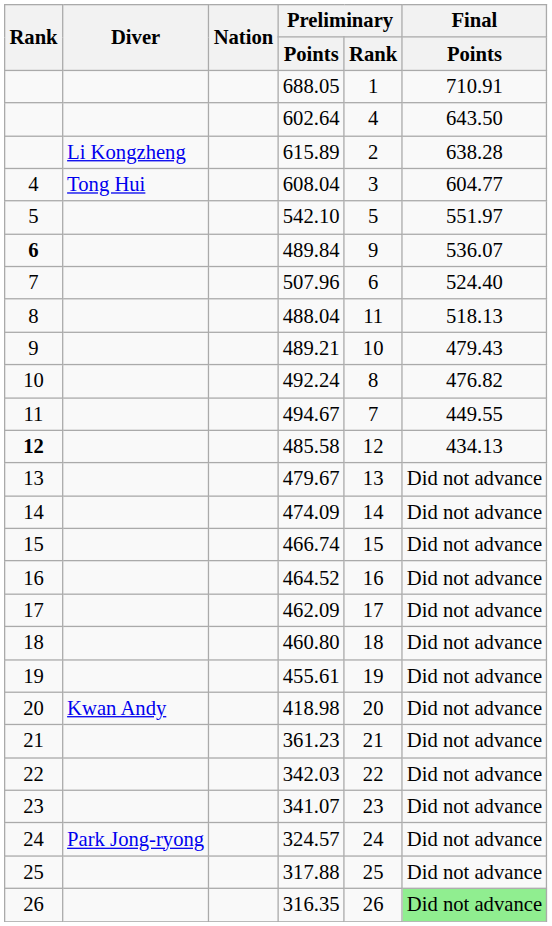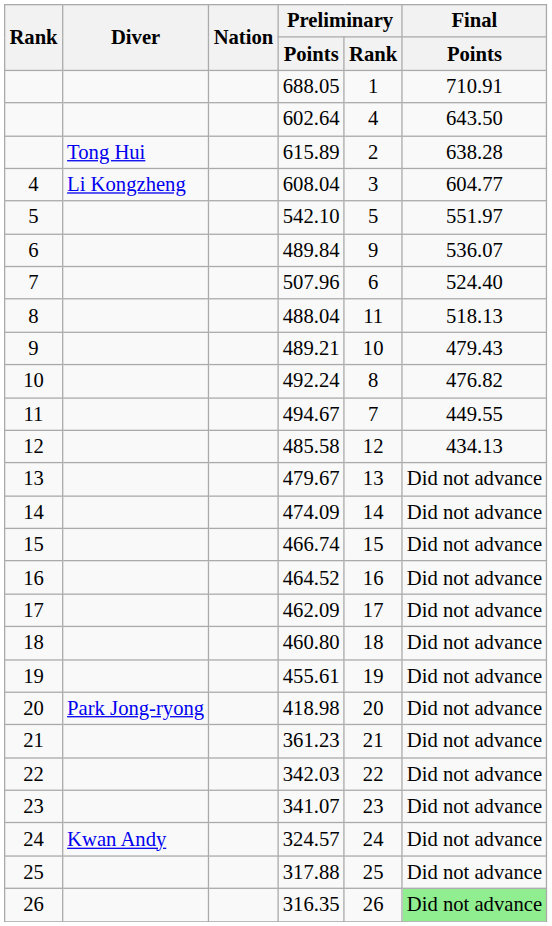(126, 151) Li Kongzheng -> (106, 151) Tong Hui
(106, 184) Tong Hui -> (126, 184) Li Kongzheng
(33, 250) bold -> (33, 250) normal
(33, 446) bold -> (33, 446) normal
(117, 708) Kwan Andy -> (136, 708) Park Jong-ryong
(136, 839) Park Jong-ryong -> (117, 839) Kwan Andy
